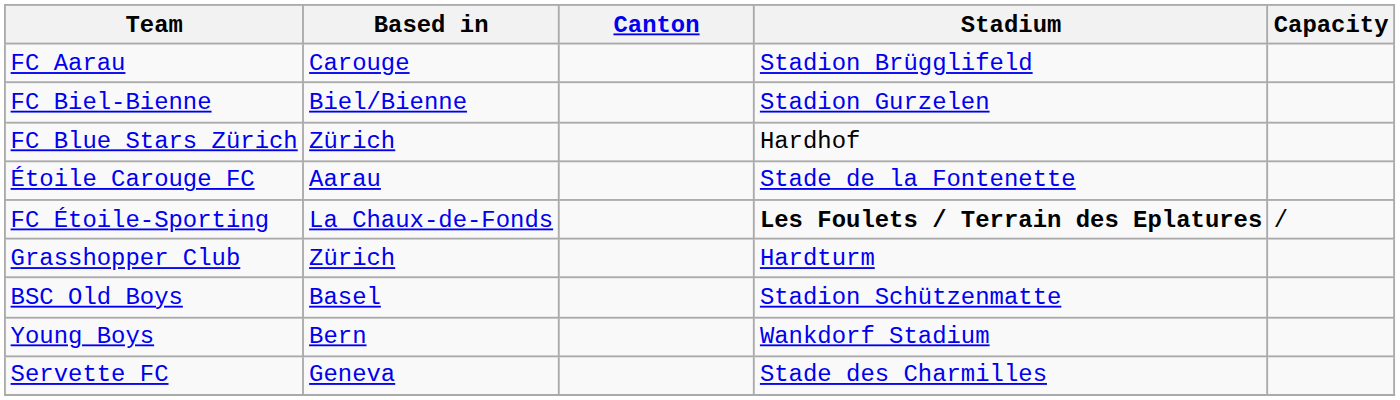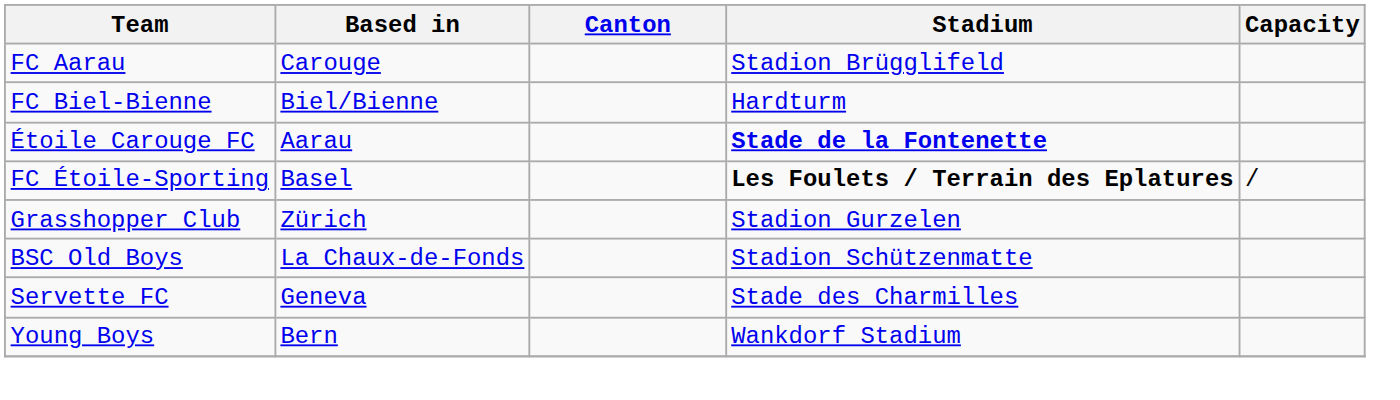(875, 102) Stadion Gurzelen -> (789, 102) Hardturm
- row: (154, 141)
(918, 180) normal -> (889, 141) bold
(431, 219) La Chaux-de-Fonds -> (316, 180) Basel
(817, 258) Hardturm -> (846, 219) Stadion Gurzelen
(345, 297) Basel -> (402, 258) La Chaux-de-Fonds
rows swapped: (90, 375) <-> (82, 336)
